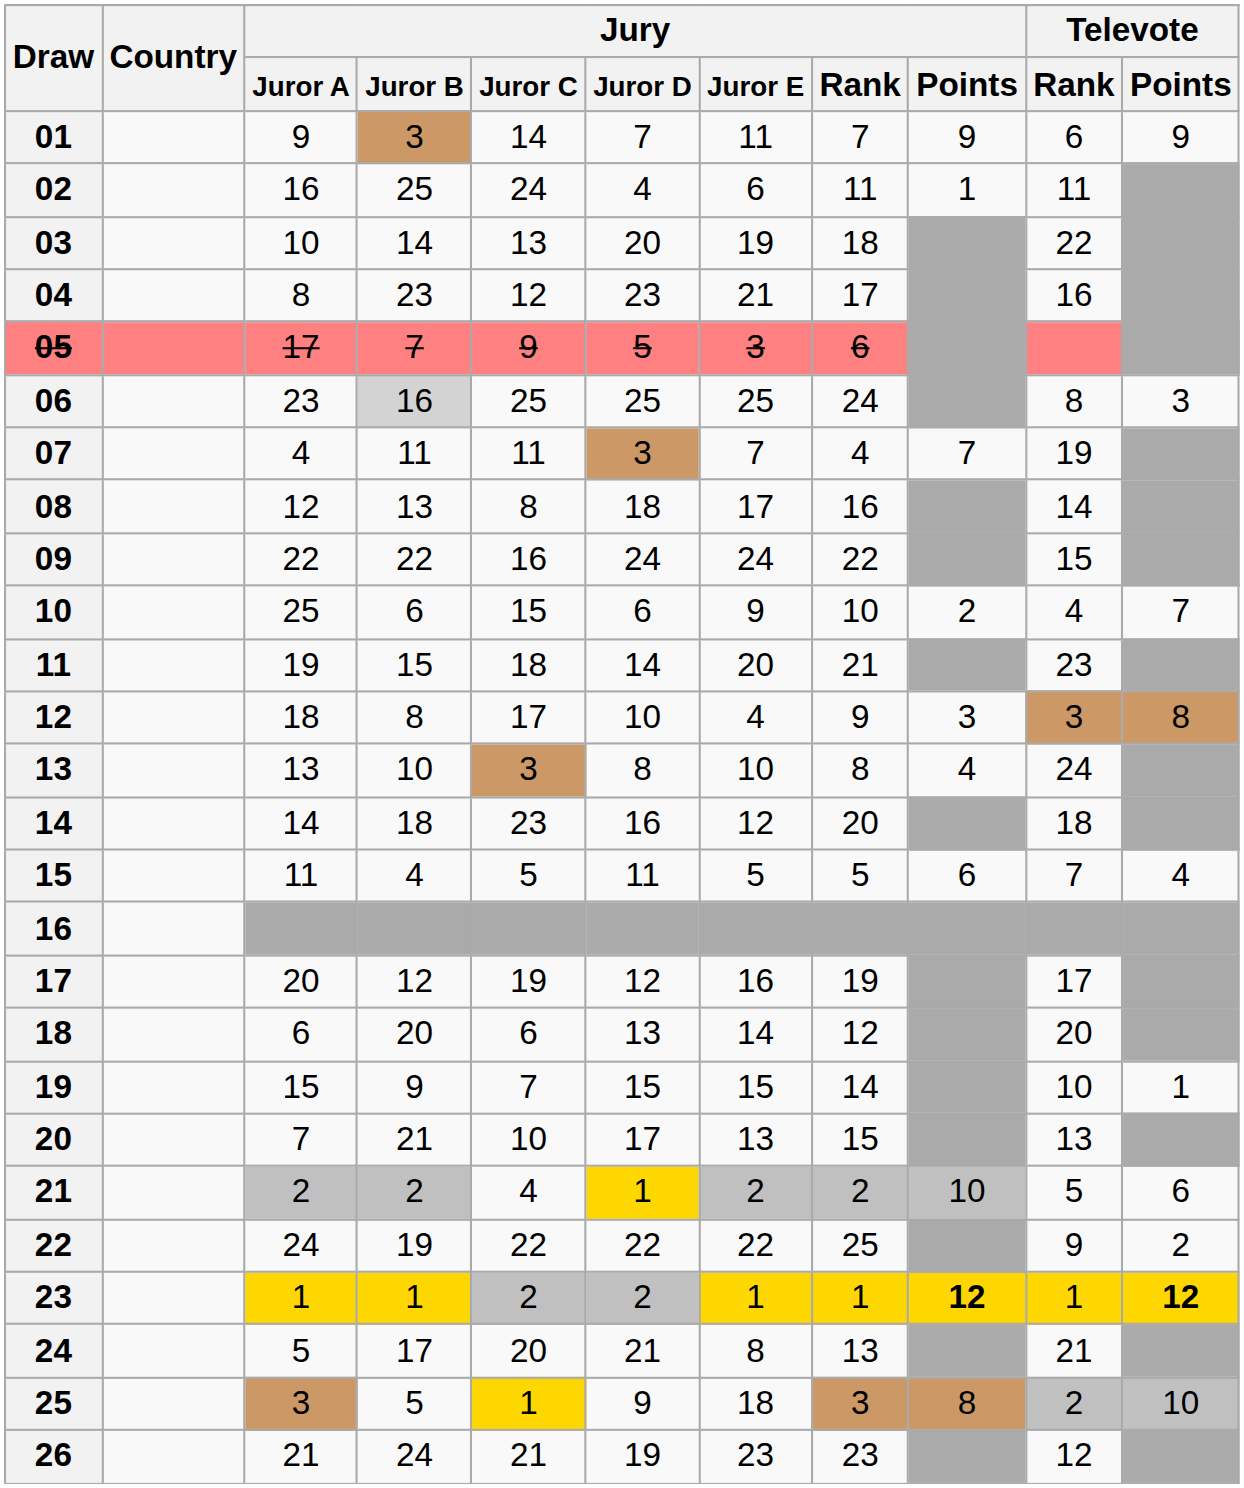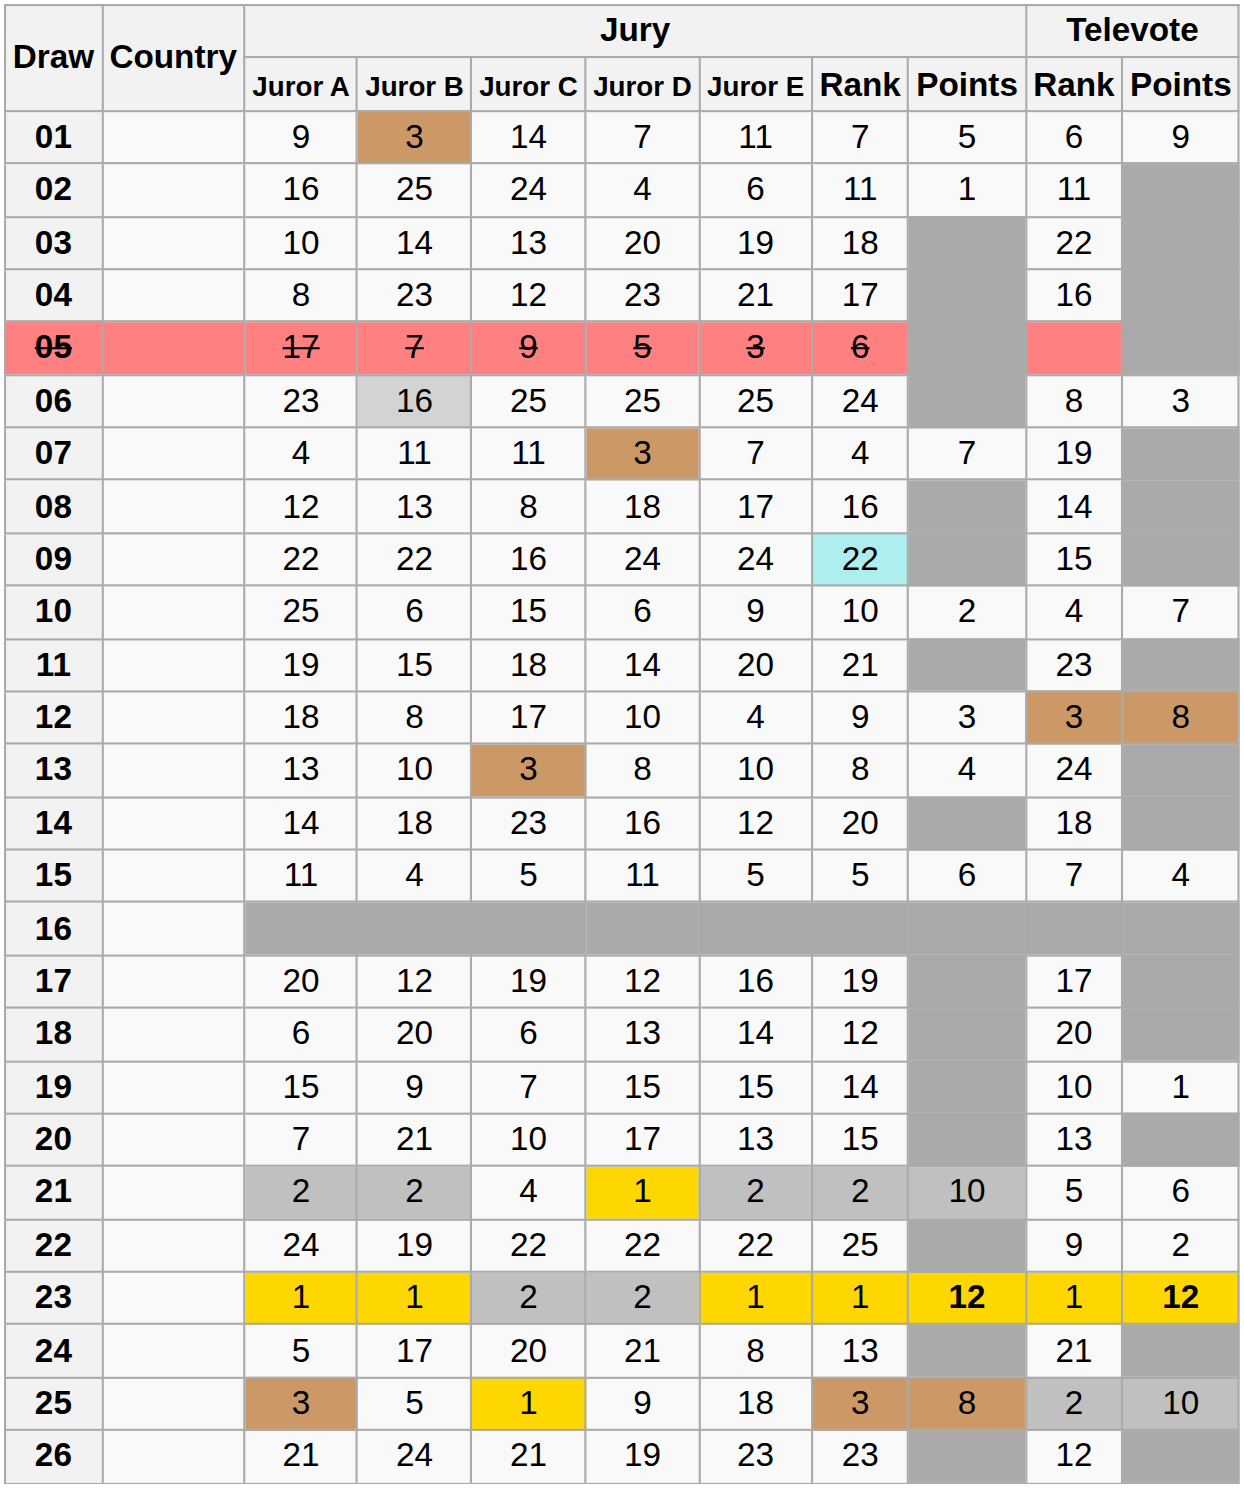(967, 136) 9 -> (967, 136) 5
(860, 558) no background -> (860, 558) paleturquoise background
